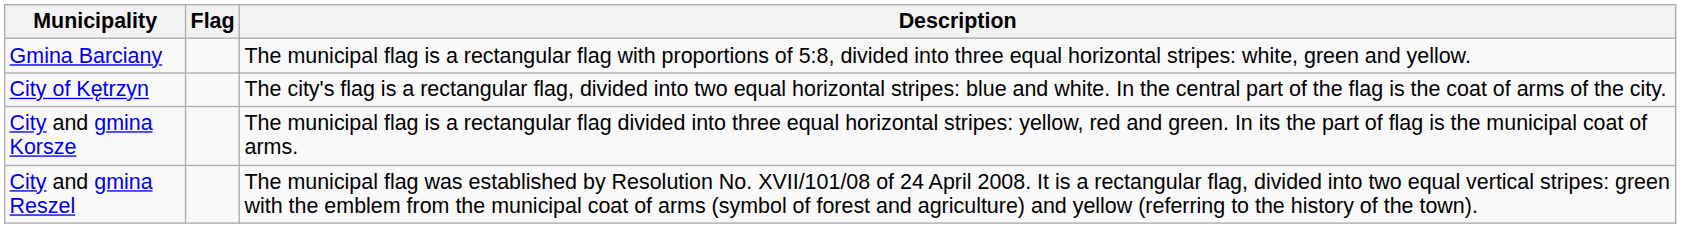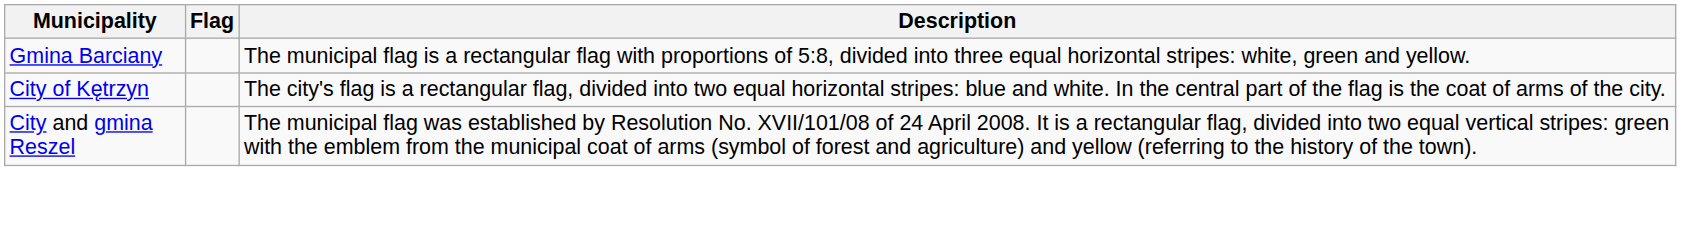- row: (81, 135)
